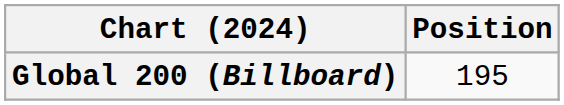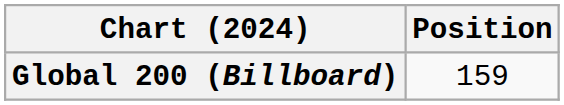(482, 77) 195 -> (482, 77) 159
